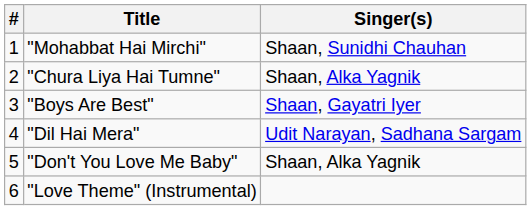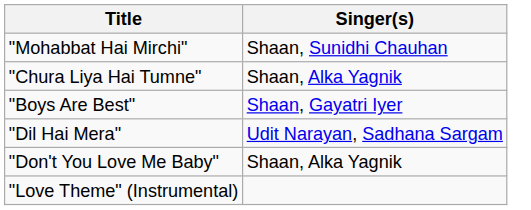- column: (14, 19)
